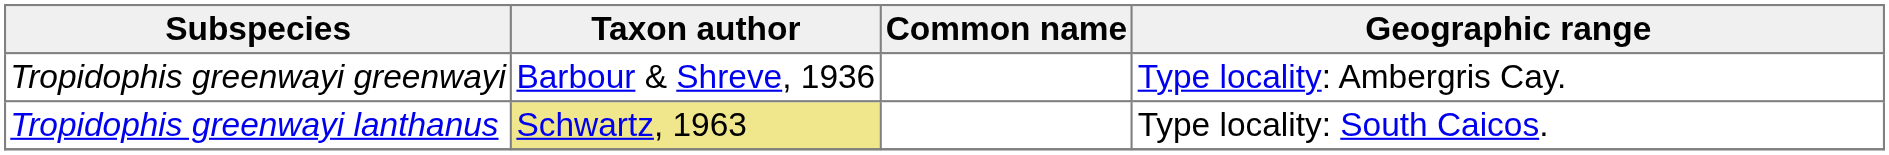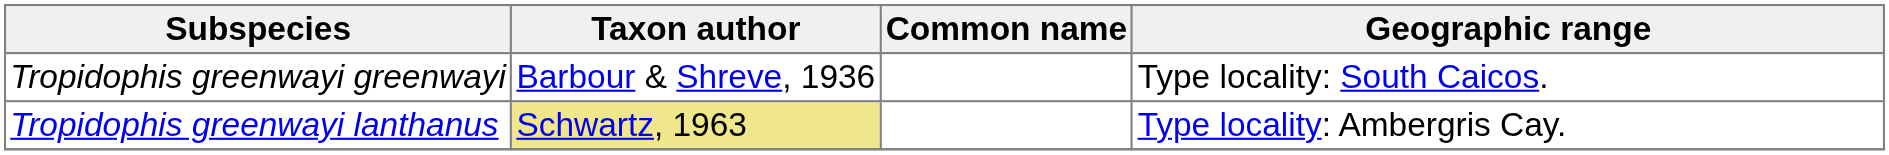(1352, 76) Type locality: Ambergris Cay. -> (1343, 76) Type locality: South Caicos.
(1343, 124) Type locality: South Caicos. -> (1352, 124) Type locality: Ambergris Cay.
